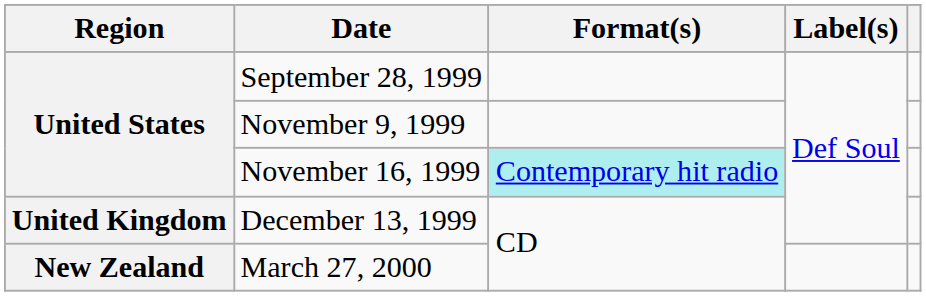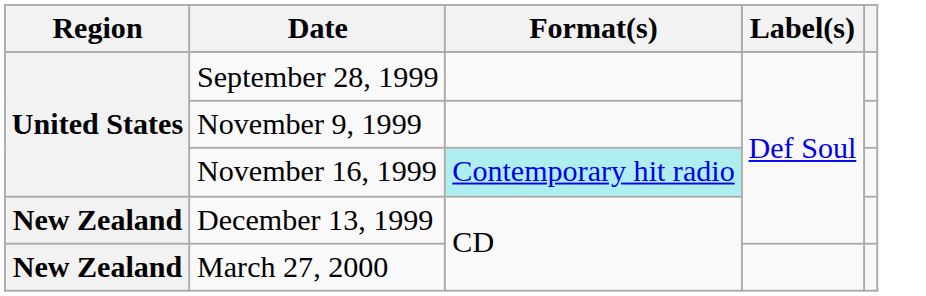(119, 219) United Kingdom -> (98, 219) New Zealand
